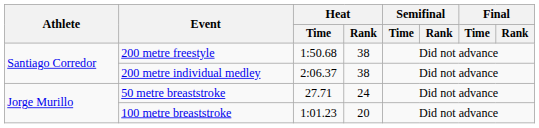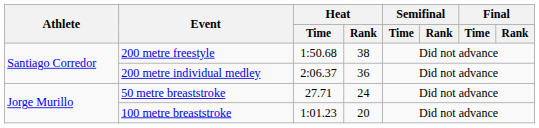(363, 73) 38 -> (363, 73) 36
